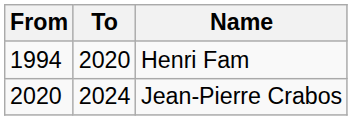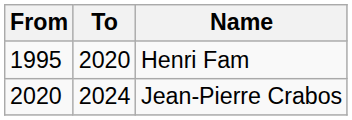(36, 59) 1994 -> (36, 59) 1995
